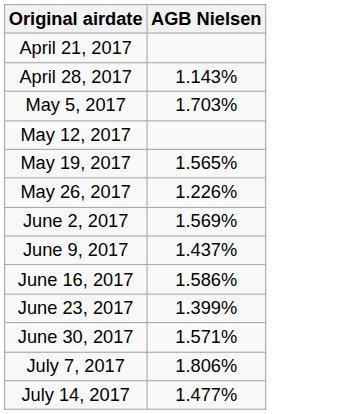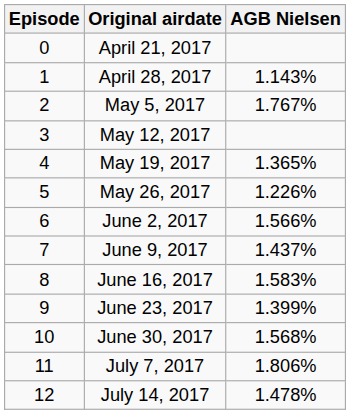+ column: (44, 18)
(206, 105) 1.703% -> (286, 105) 1.767%
(206, 163) 1.565% -> (286, 163) 1.365%
(206, 221) 1.569% -> (286, 221) 1.566%
(206, 279) 1.586% -> (286, 279) 1.583%
(206, 337) 1.571% -> (286, 337) 1.568%
(206, 395) 1.477% -> (286, 395) 1.478%
